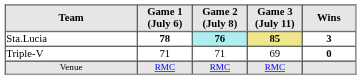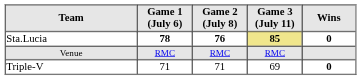(220, 39) paleturquoise background -> (220, 39) no background
(329, 39) 3 -> (329, 39) 0
rows swapped: (25, 53) <-> (71, 67)
